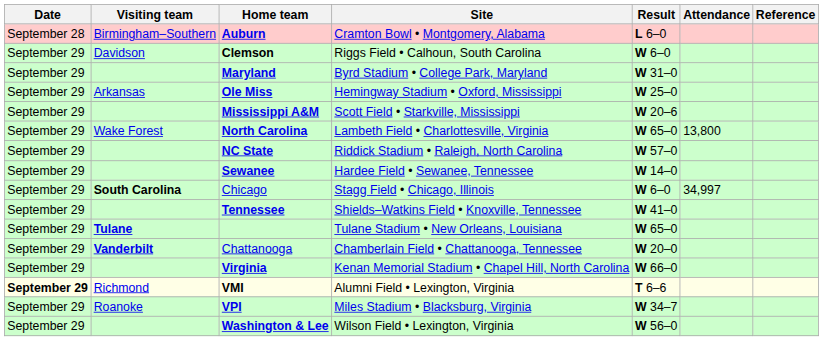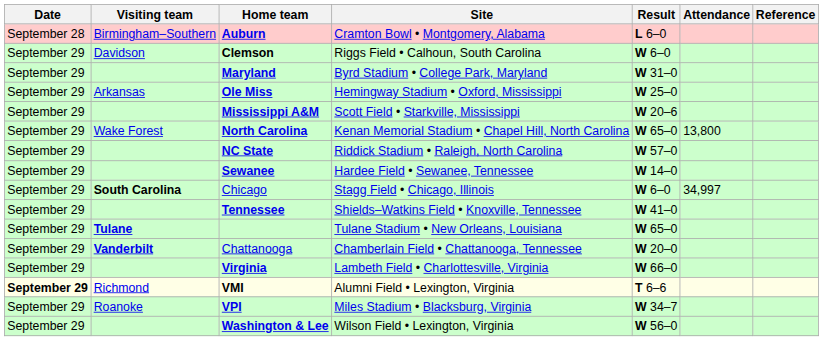(441, 131) Lambeth Field • Charlottesville, Virginia -> (482, 131) Kenan Memorial Stadium • Chapel Hill, North Carolina
(482, 268) Kenan Memorial Stadium • Chapel Hill, North Carolina -> (441, 268) Lambeth Field • Charlottesville, Virginia
